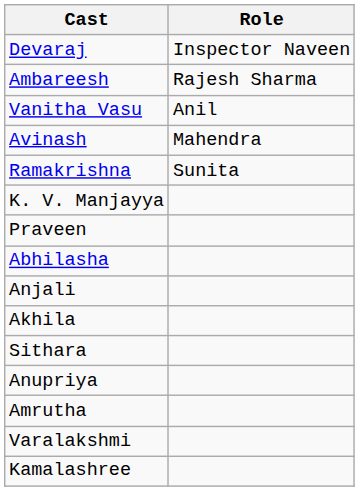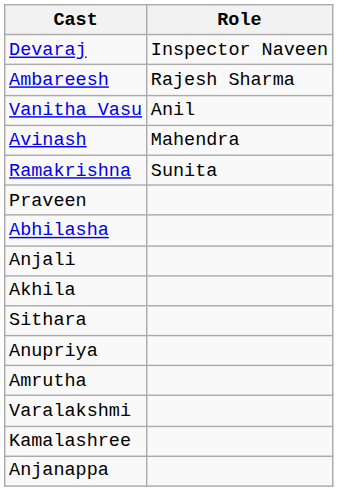- row: (87, 200)
+ row: (59, 471)
